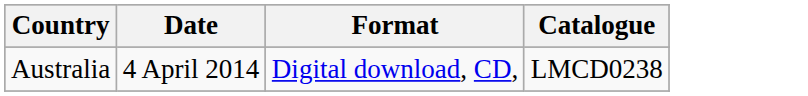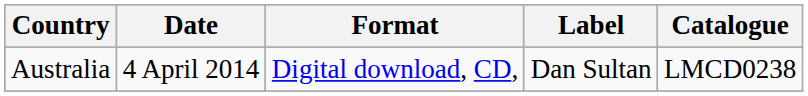+ column: (591, 25)
